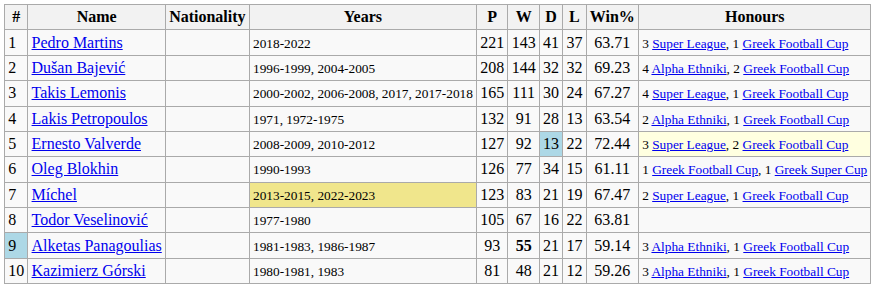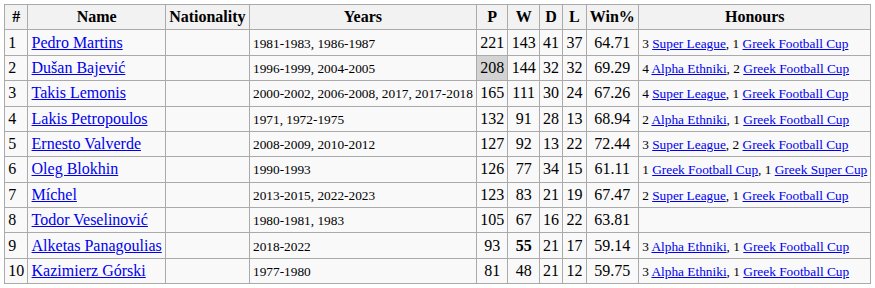(282, 43) 2018-2022 -> (314, 43) 1981-1983, 1986-1987
(612, 42) 63.71 -> (612, 42) 64.71
(492, 67) no background -> (492, 67) lightgrey background
(612, 67) 69.23 -> (612, 67) 69.29
(612, 93) 67.27 -> (612, 93) 67.26
(612, 118) 63.54 -> (612, 118) 68.94
(551, 144) lightblue background -> (551, 144) no background
(745, 145) lightyellow background -> (745, 145) no background
(314, 195) khaki background -> (314, 195) no background
(282, 221) 1977-1980 -> (299, 221) 1980-1981, 1983
(12, 245) lightblue background -> (12, 245) no background
(314, 246) 1981-1983, 1986-1987 -> (282, 246) 2018-2022
(299, 271) 1980-1981, 1983 -> (282, 271) 1977-1980
(612, 270) 59.26 -> (612, 270) 59.75
